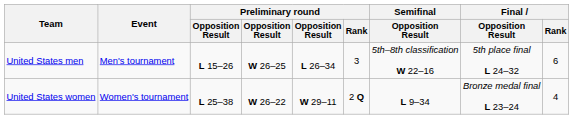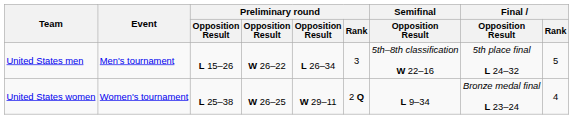(267, 66) W 26–25 -> (267, 66) W 26–22
(556, 61) 6 -> (556, 61) 5
(267, 102) W 26–22 -> (267, 102) W 26–25
